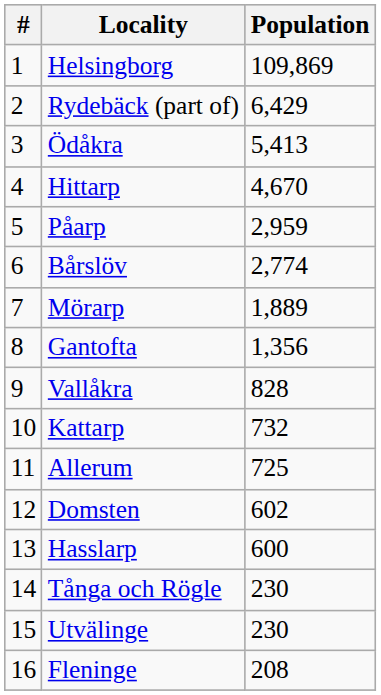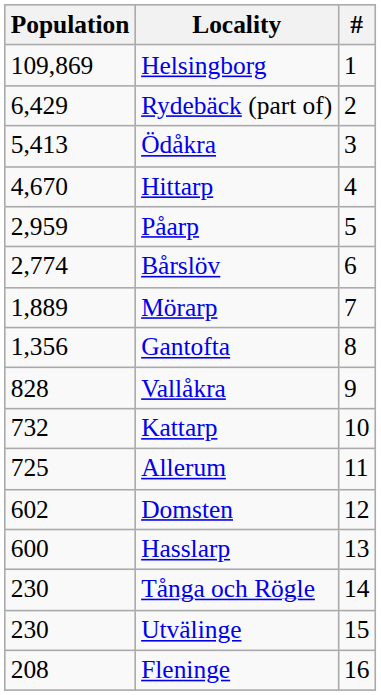columns swapped: (23, 24) <-> (310, 24)
